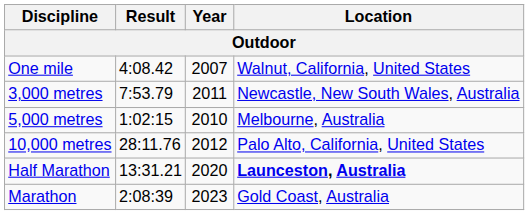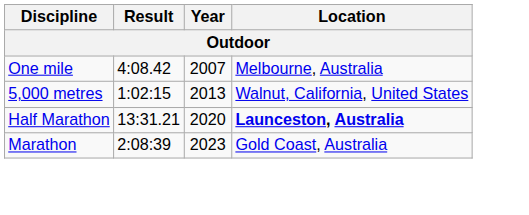(354, 68) Walnut, California, United States -> (309, 68) Melbourne, Australia
- row: (55, 94)
(210, 119) 2010 -> (208, 94) 2013
(311, 119) Melbourne, Australia -> (352, 94) Walnut, California, United States
- row: (60, 145)
